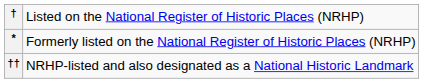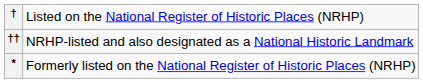rows swapped: (14, 63) <-> (14, 38)
